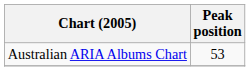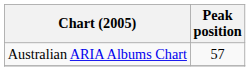(218, 54) 53 -> (218, 54) 57
